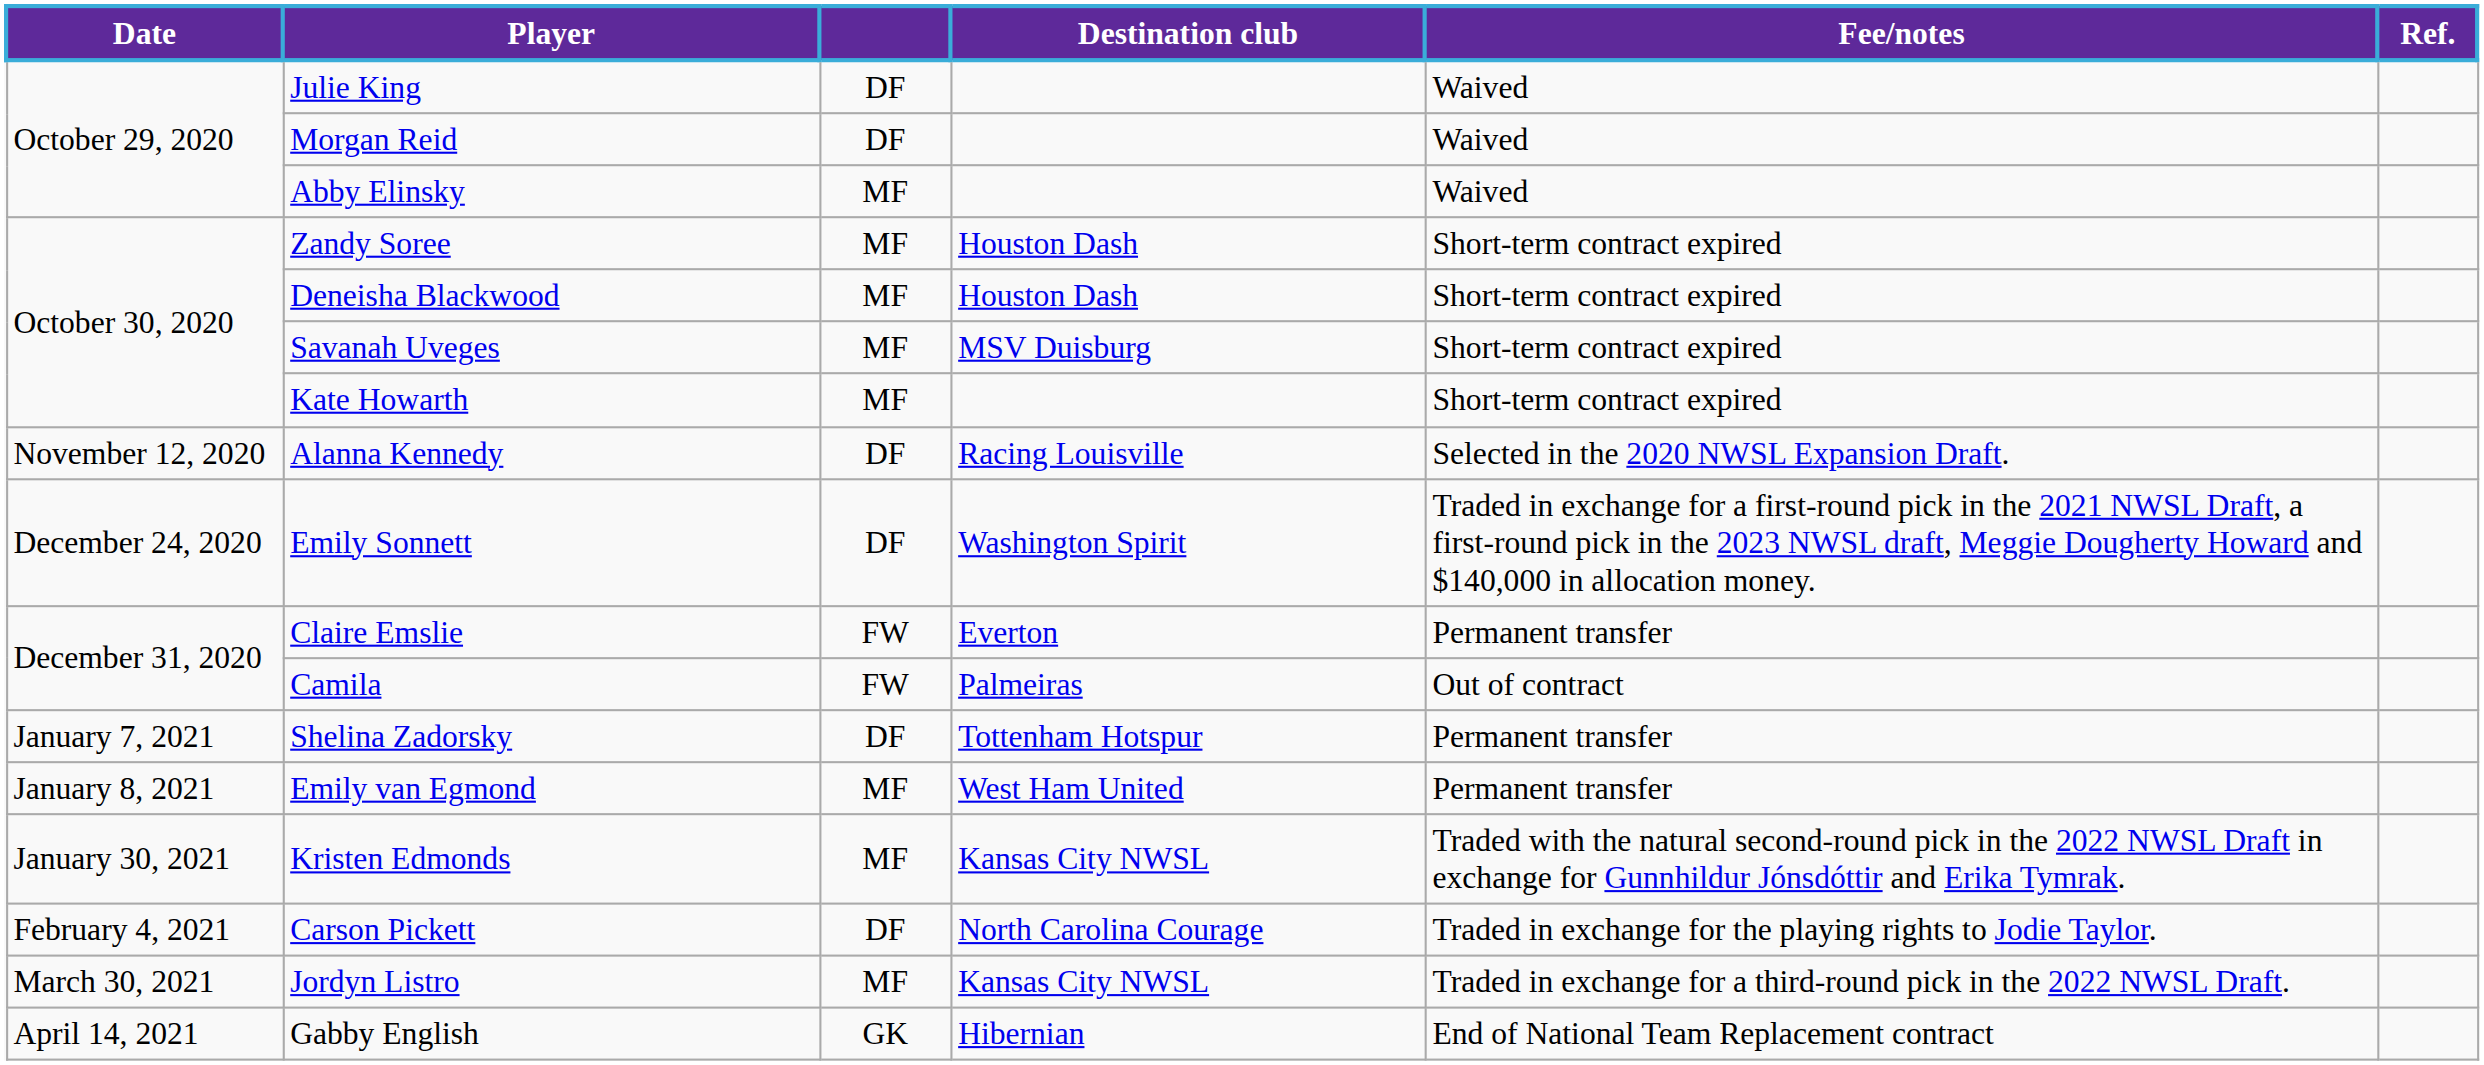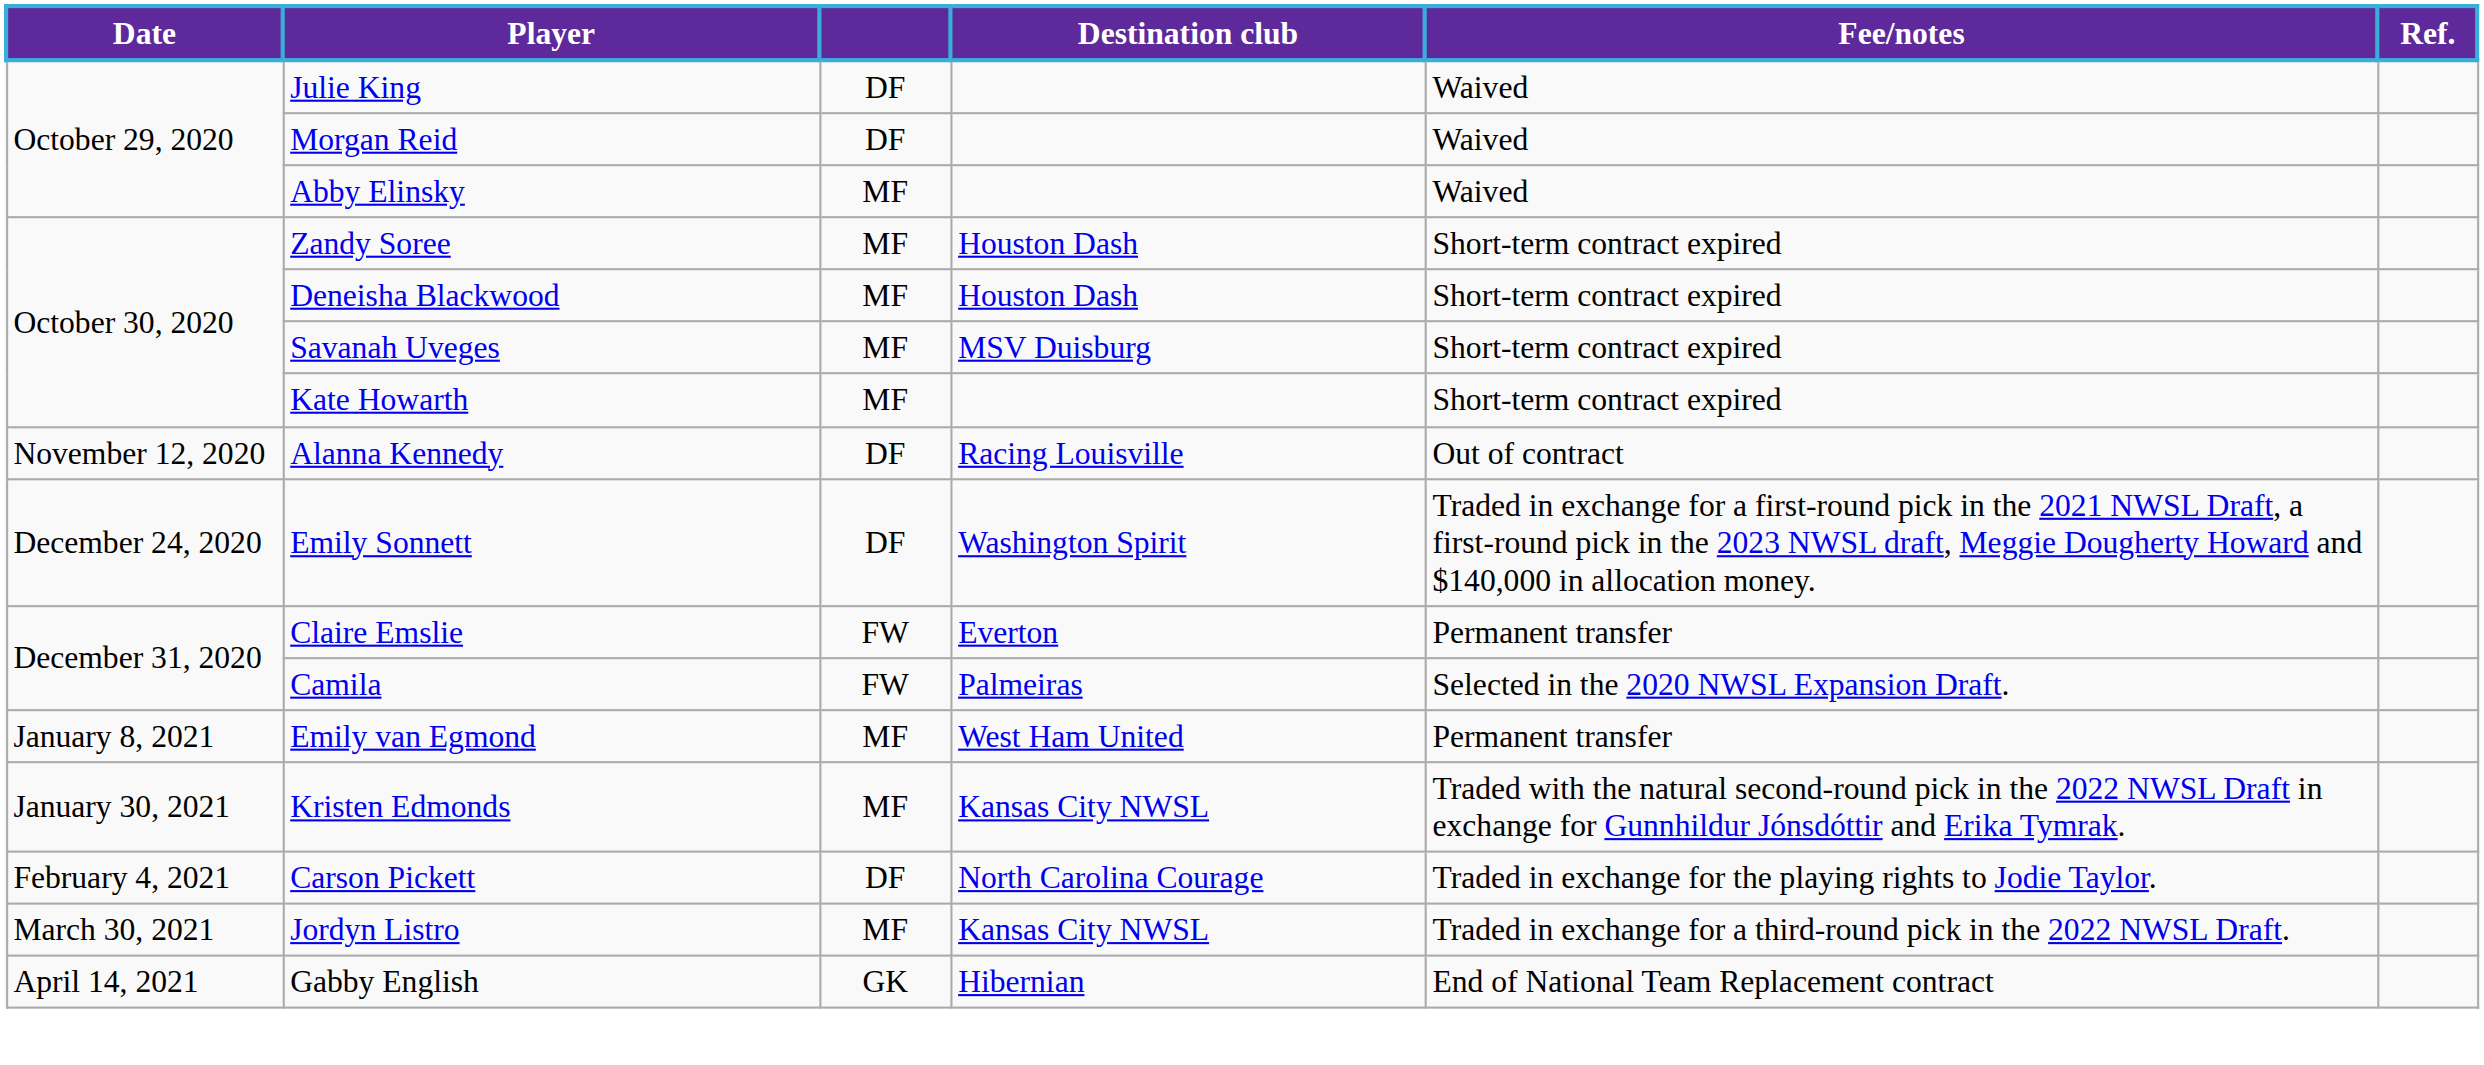(1721, 451) Selected in the 2020 NWSL Expansion Draft. -> (1528, 451) Out of contract
(1528, 683) Out of contract -> (1721, 683) Selected in the 2020 NWSL Expansion Draft.
- row: (401, 735)
